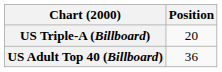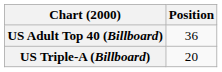rows swapped: (85, 56) <-> (85, 35)
